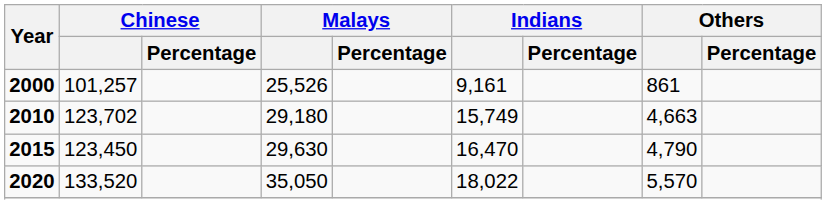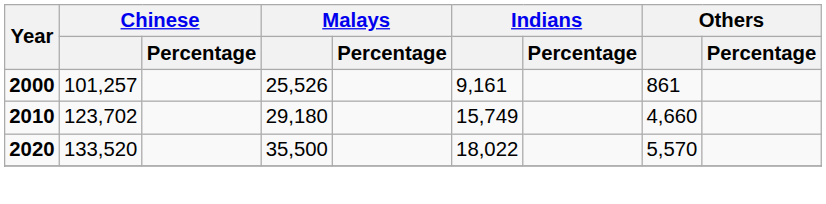(672, 117) 4,663 -> (672, 117) 4,660
- row: (32, 149)
(297, 181) 35,050 -> (297, 149) 35,500
